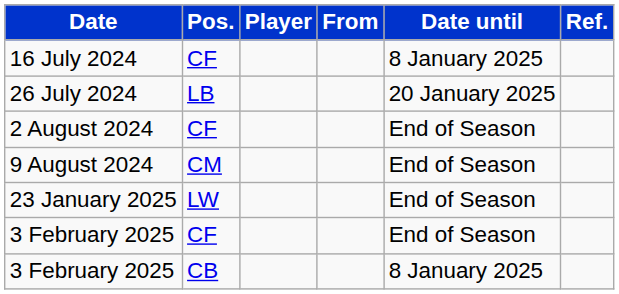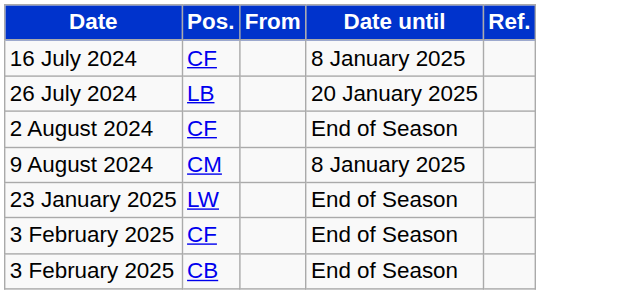- column: (278, 22)
(462, 164) End of Season -> (388, 164) 8 January 2025
(466, 270) 8 January 2025 -> (385, 270) End of Season
